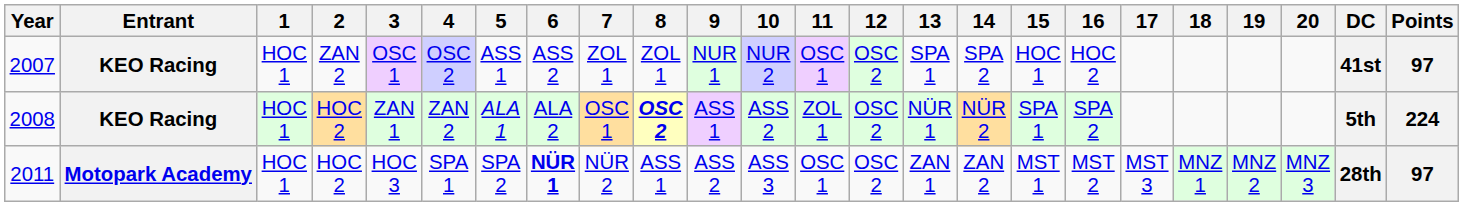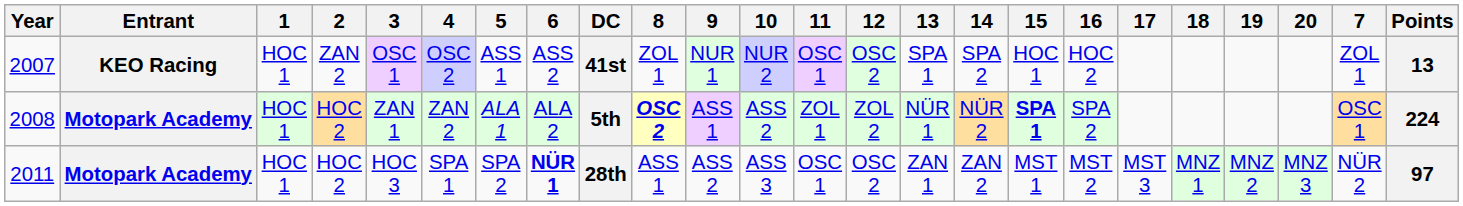columns swapped: (607, 20) <-> (1361, 20)
(1422, 64) 97 -> (1422, 64) 13
(158, 118) KEO Racing -> (158, 118) Motopark Academy
(876, 118) OSC 2 -> (874, 118) ZOL 2
(1038, 118) normal -> (1036, 118) bold
